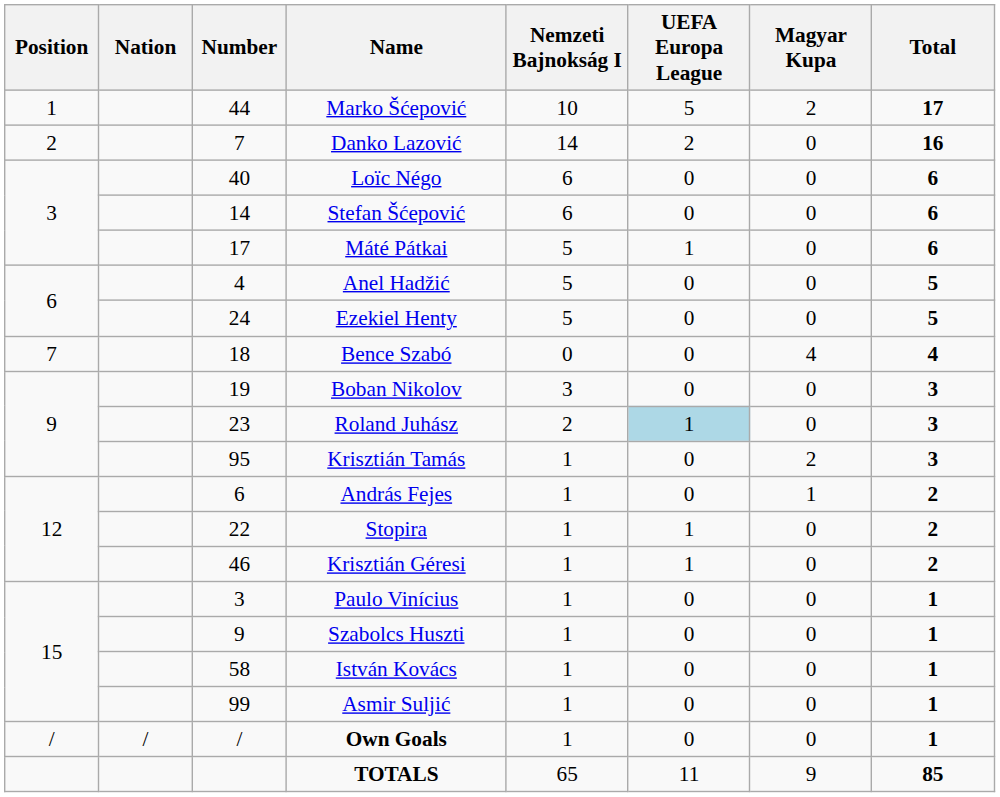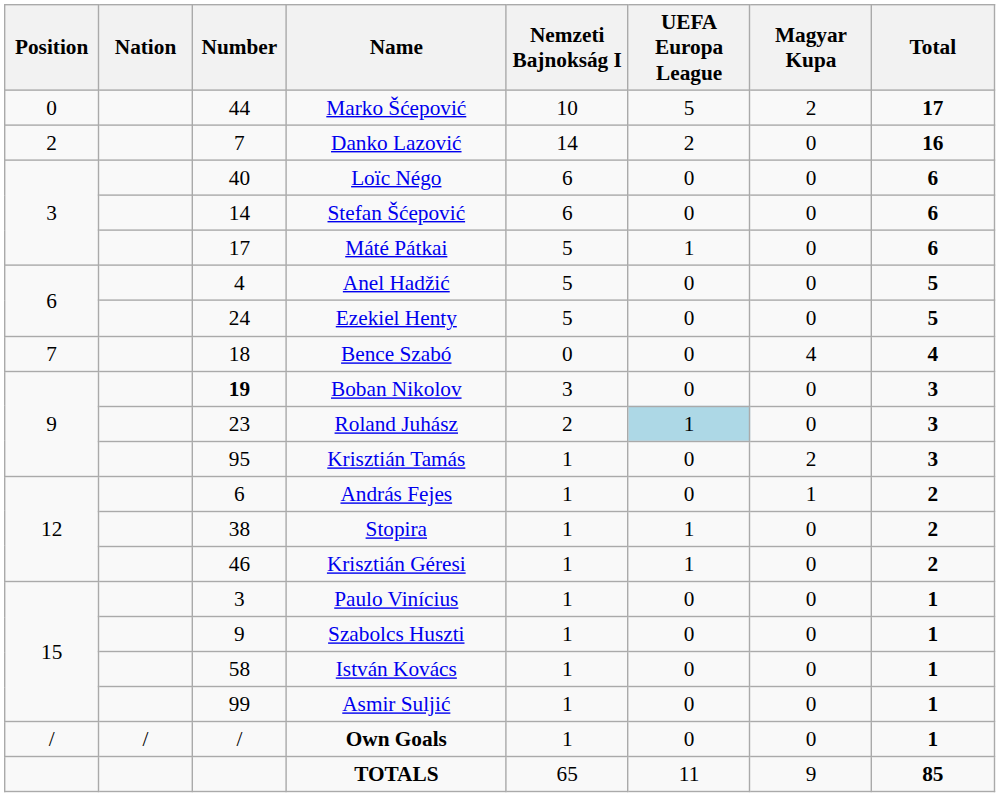(52, 107) 1 -> (52, 107) 0
(239, 388) normal -> (239, 388) bold
(239, 528) 22 -> (239, 528) 38
